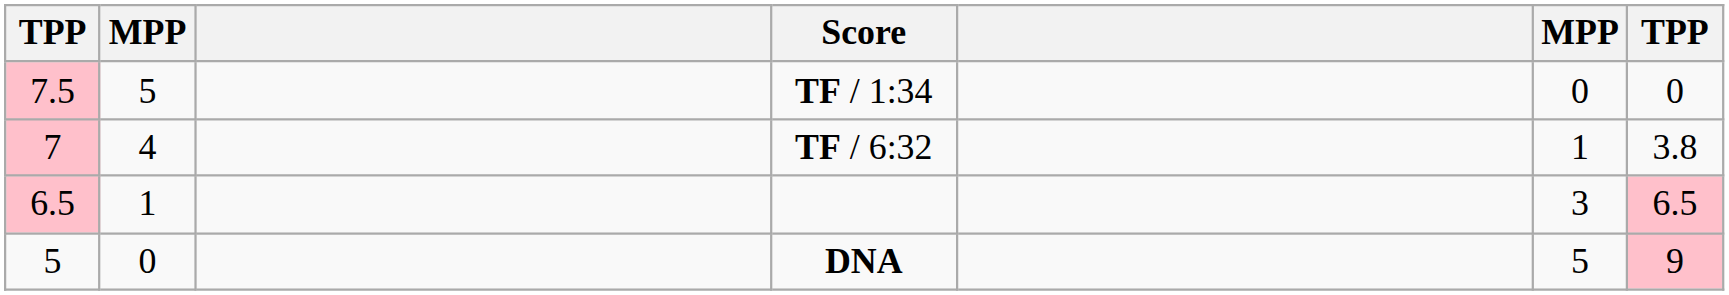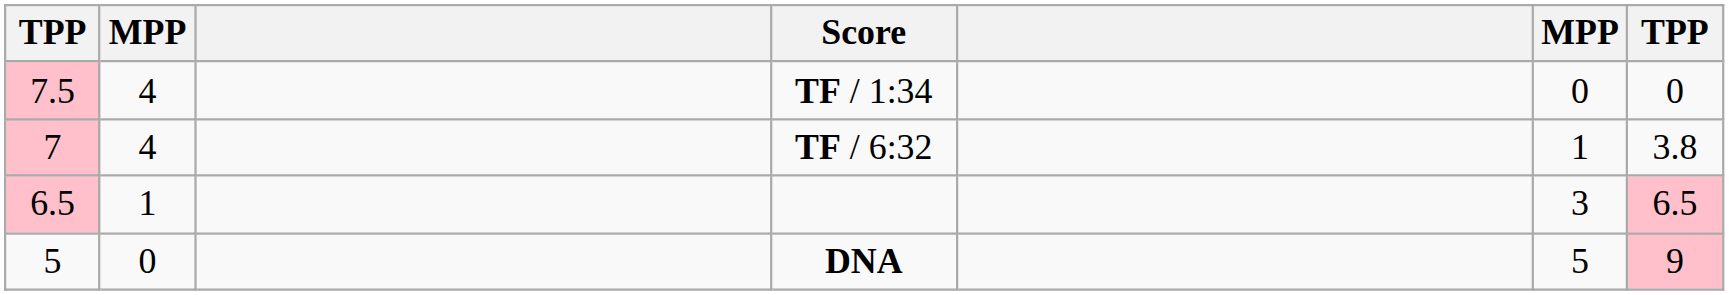(148, 89) 5 -> (148, 89) 4
